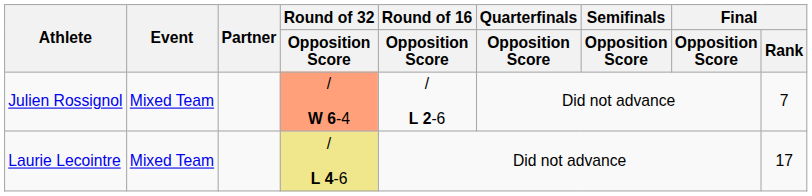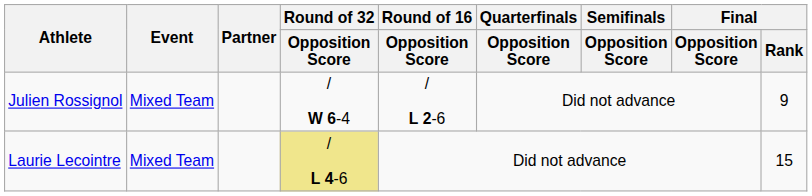(329, 102) lightsalmon background -> (329, 102) no background
(784, 102) 7 -> (784, 102) 9
(784, 161) 17 -> (784, 161) 15
